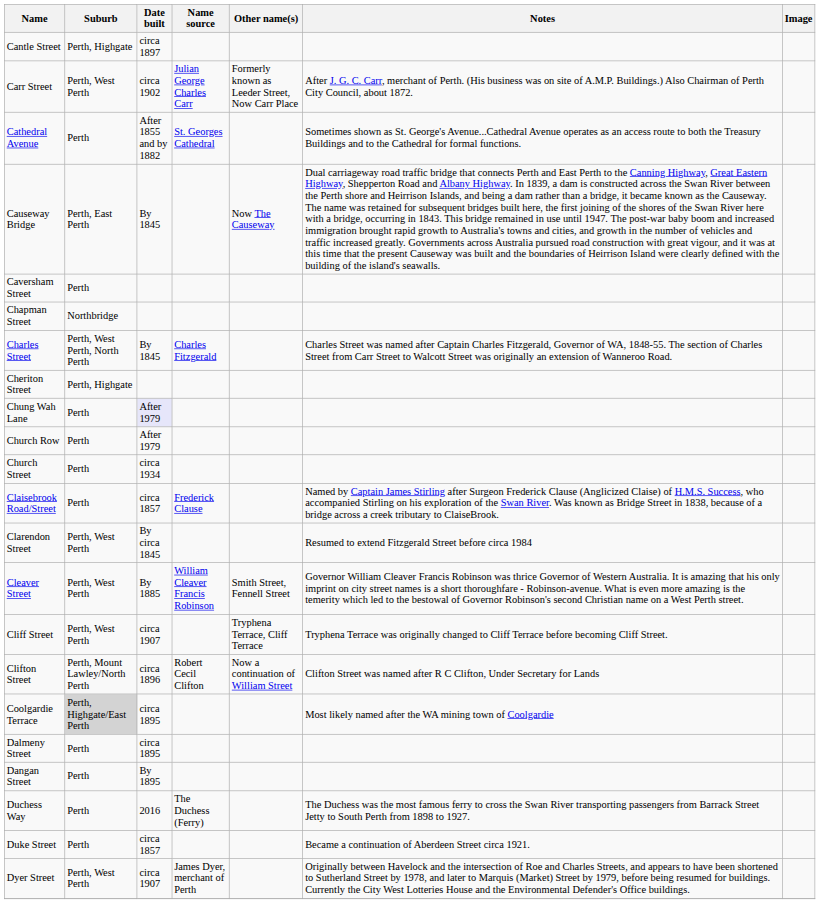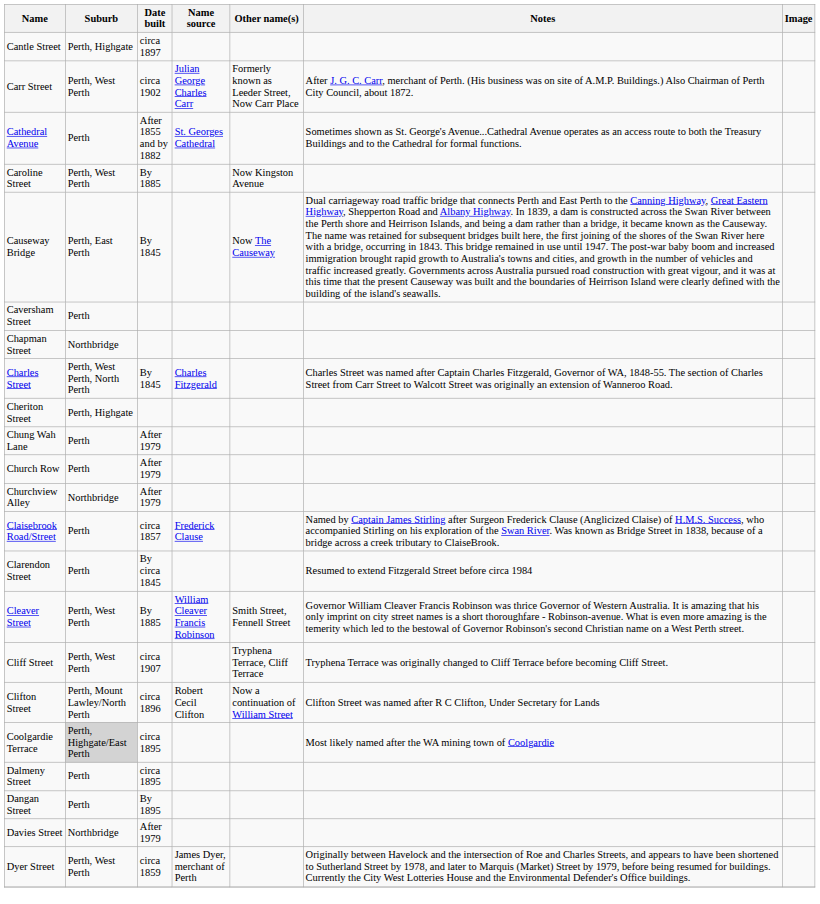+ row: (25, 178)
(150, 412) lavender background -> (151, 440) no background
- row: (22, 469)
+ row: (32, 497)
(91, 543) Perth, West Perth -> (79, 571) Perth
+ row: (35, 832)
- row: (24, 810)
- row: (31, 844)
(150, 878) circa 1907 -> (150, 867) circa 1859
